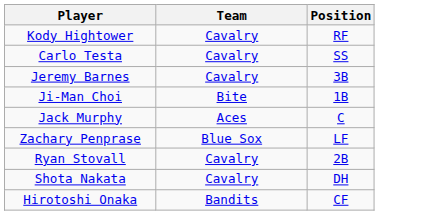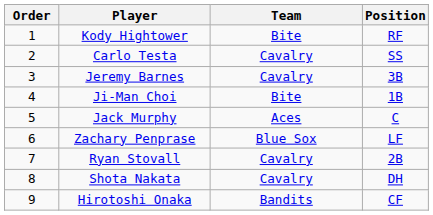+ column: (32, 15)
(232, 35) Cavalry -> (286, 35) Bite
